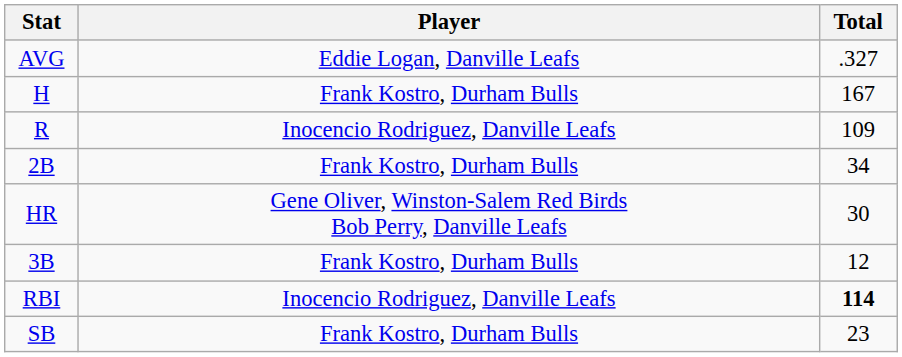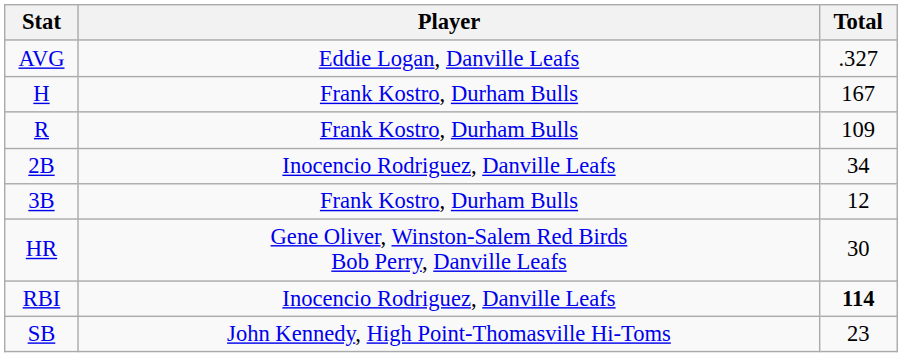(449, 129) Inocencio Rodriguez, Danville Leafs -> (449, 129) Frank Kostro, Durham Bulls
(449, 165) Frank Kostro, Durham Bulls -> (449, 165) Inocencio Rodriguez, Danville Leafs
rows swapped: (41, 262) <-> (41, 213)
(449, 333) Frank Kostro, Durham Bulls -> (449, 333) John Kennedy, High Point-Thomasville Hi-Toms
